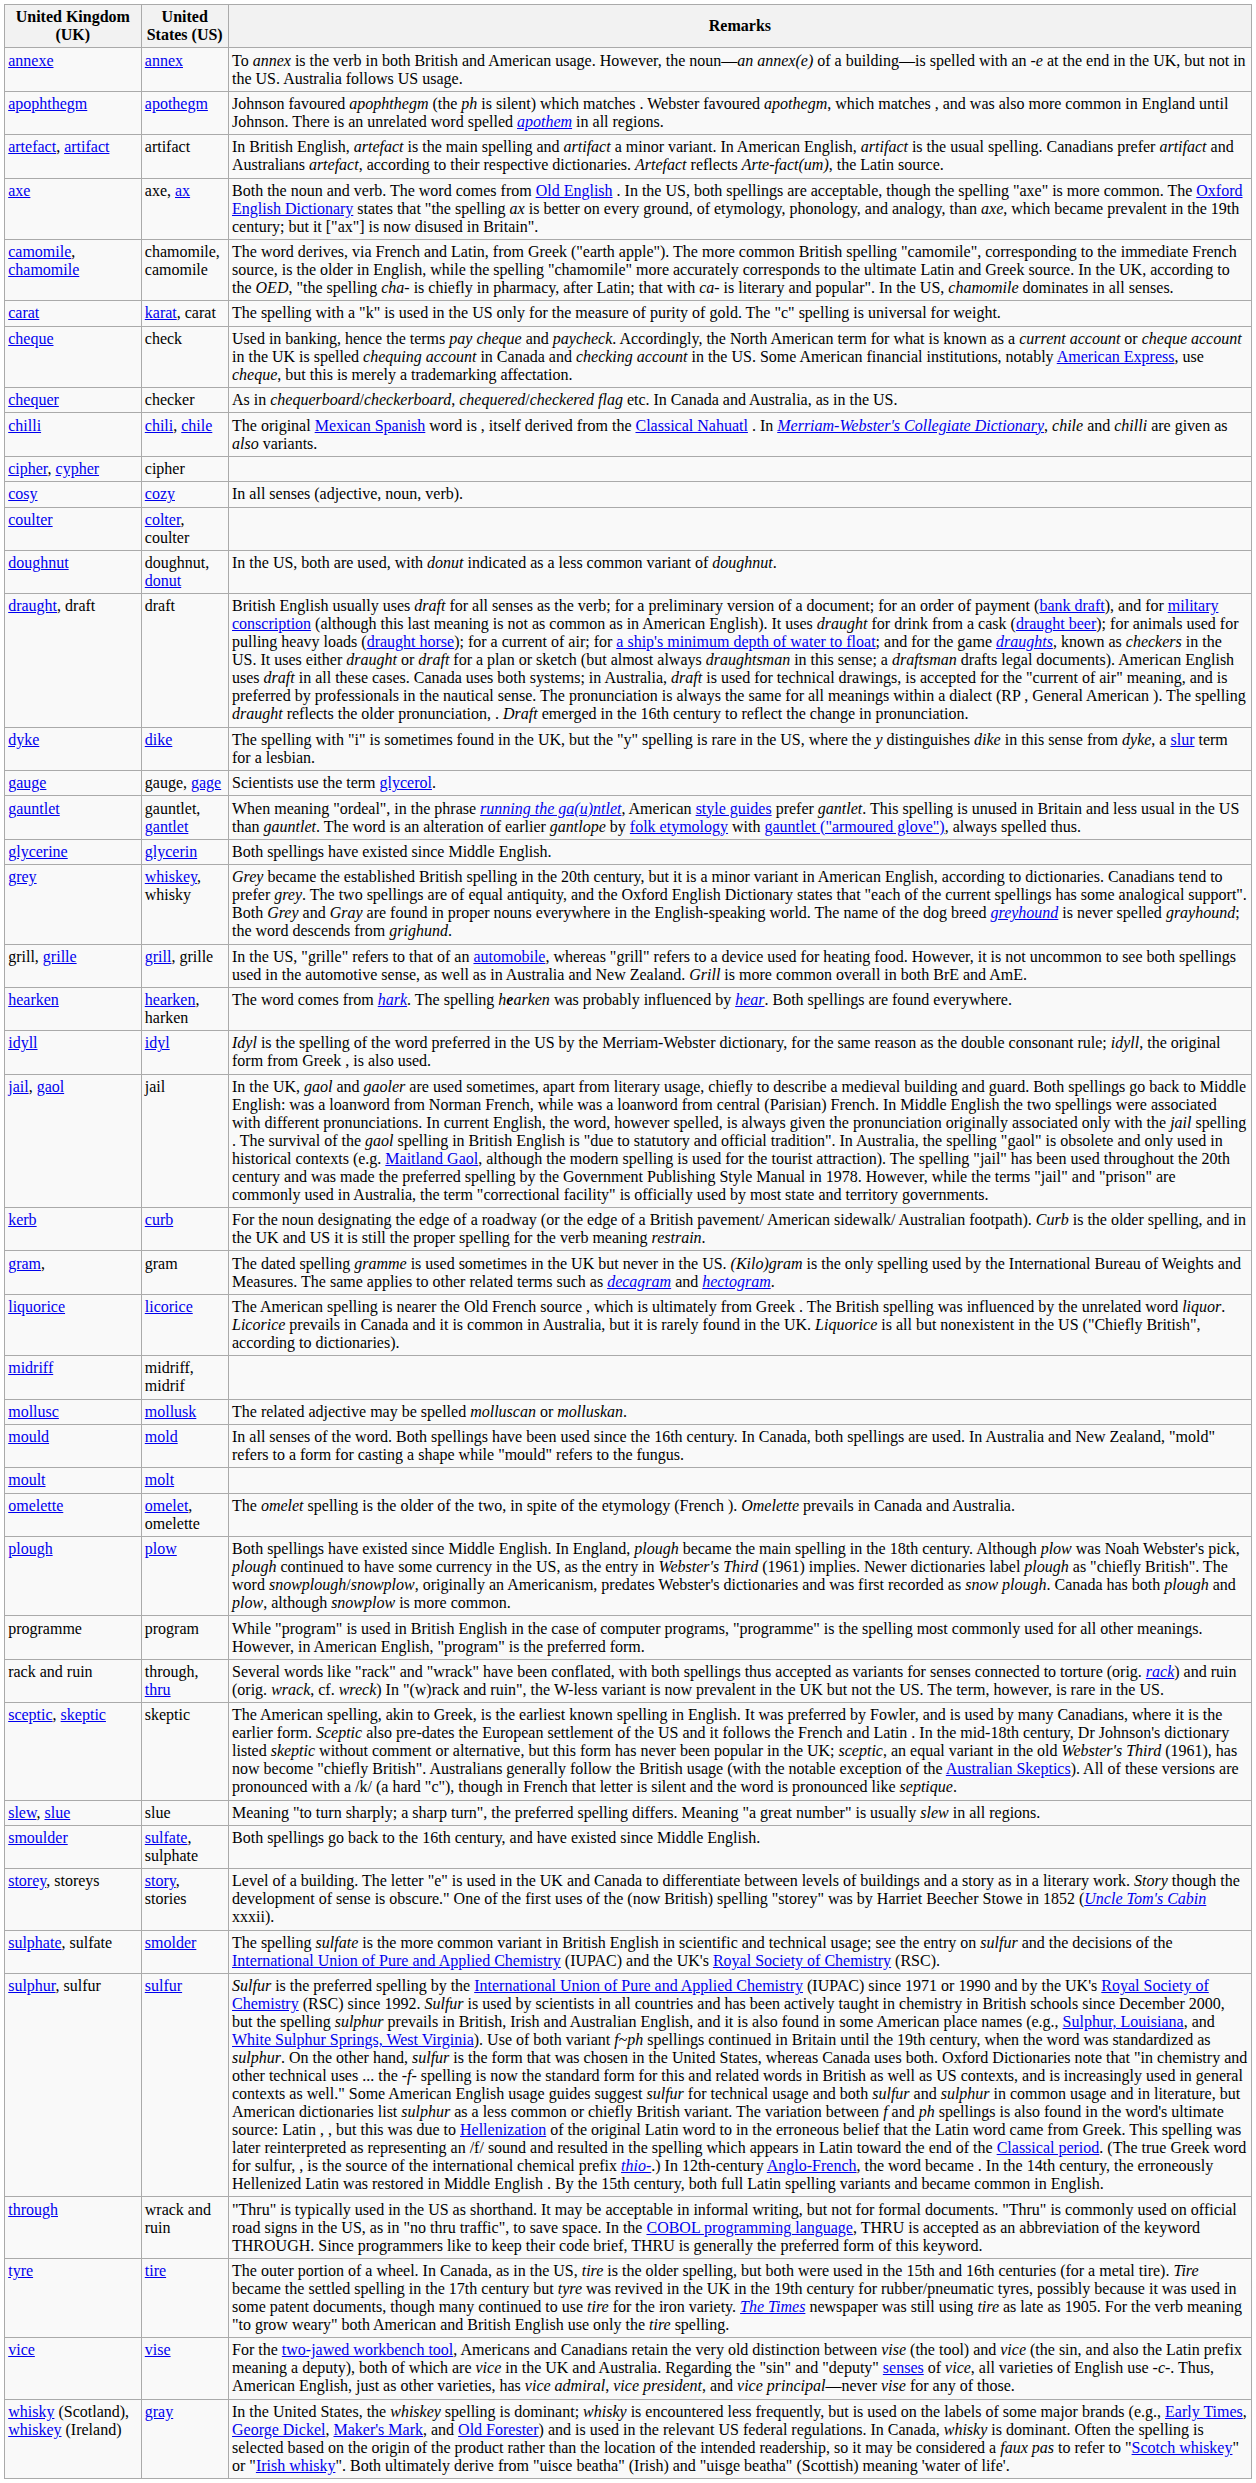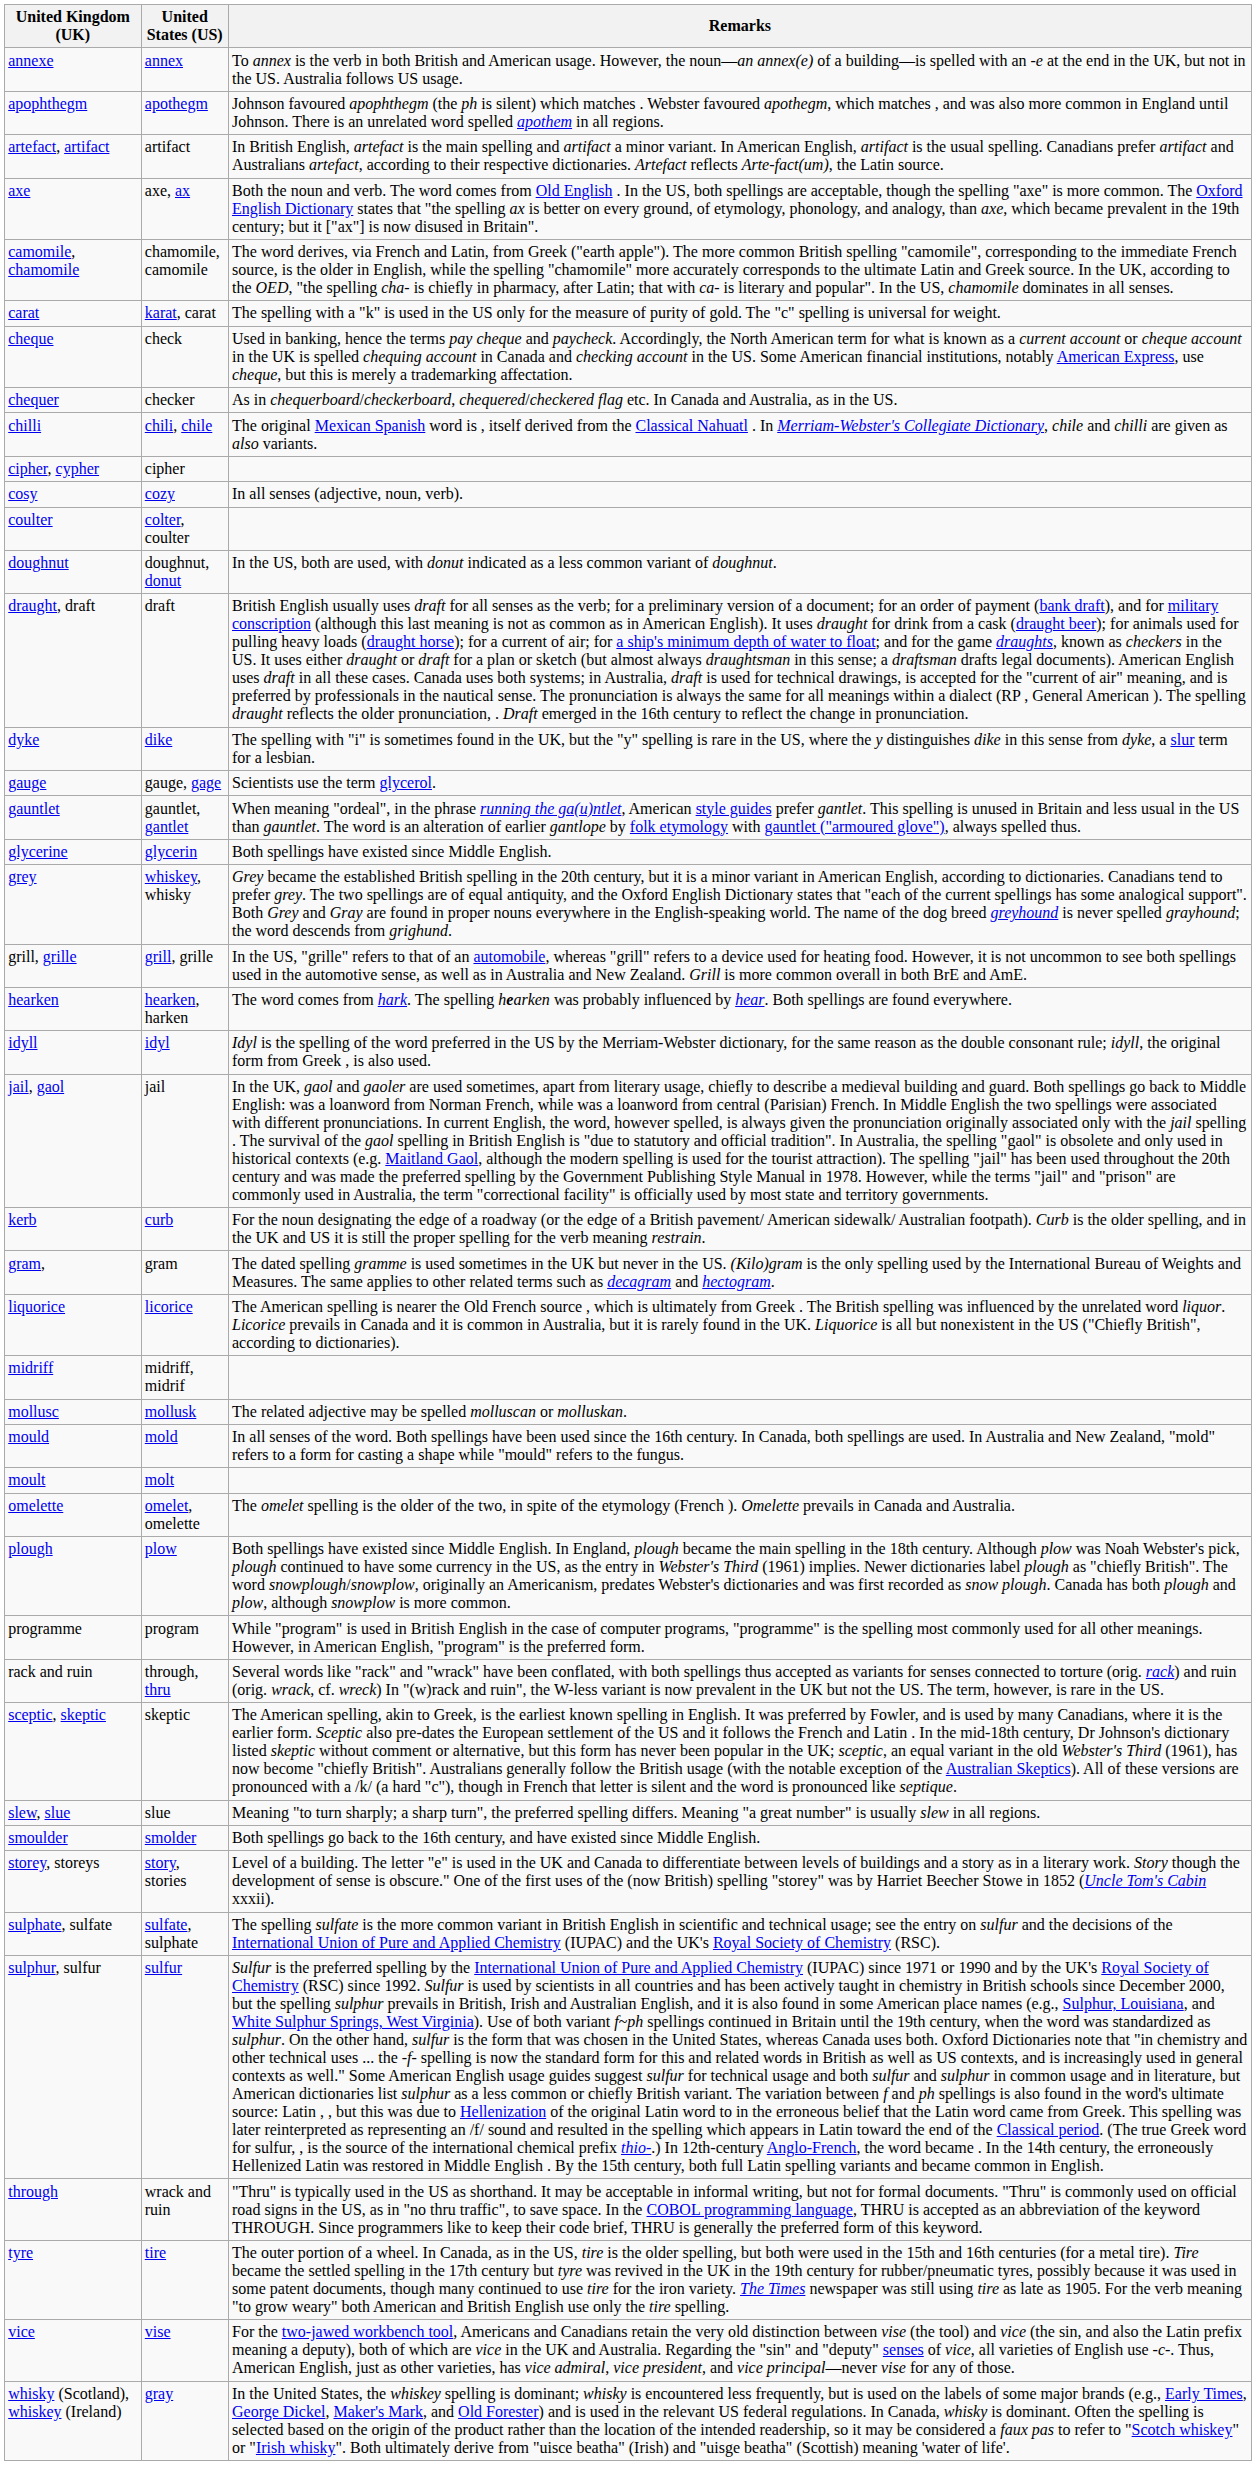(171, 1847) sulfate, sulphate -> (171, 1838) smolder
(171, 1942) smolder -> (171, 1933) sulfate, sulphate
